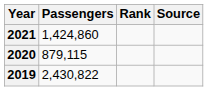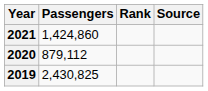(64, 55) 879,115 -> (64, 55) 879,112
(70, 75) 2,430,822 -> (70, 75) 2,430,825
